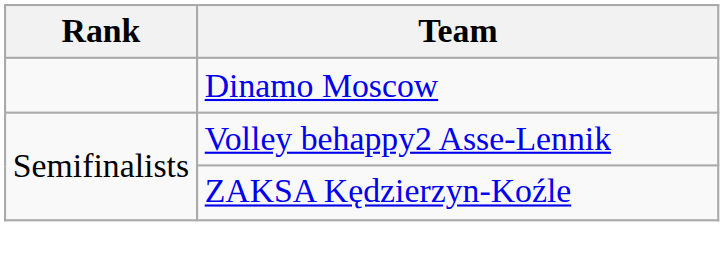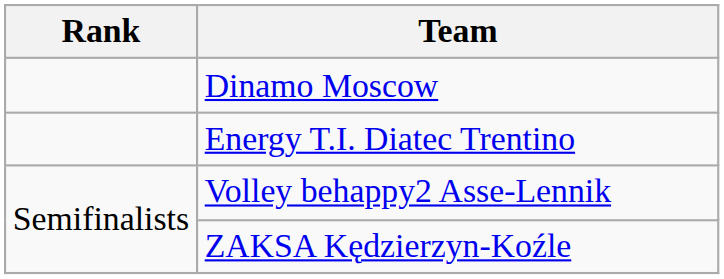+ row: (390, 138)
